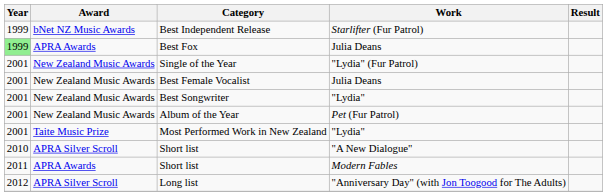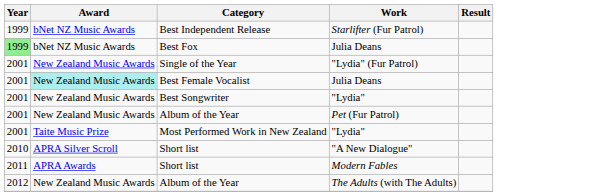(64, 47) APRA Awards -> (84, 47) bNet NZ Music Awards
(94, 81) no background -> (94, 81) paleturquoise background
- row: (179, 183)
+ row: (199, 183)
